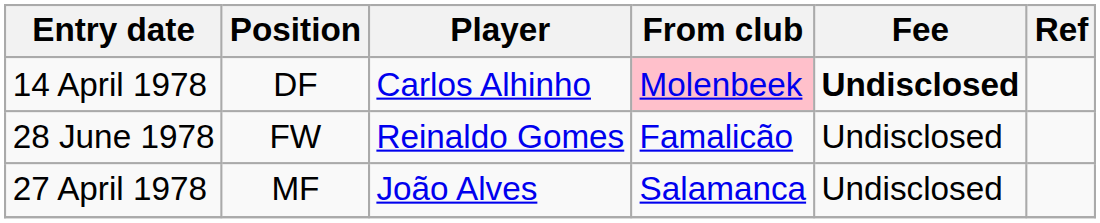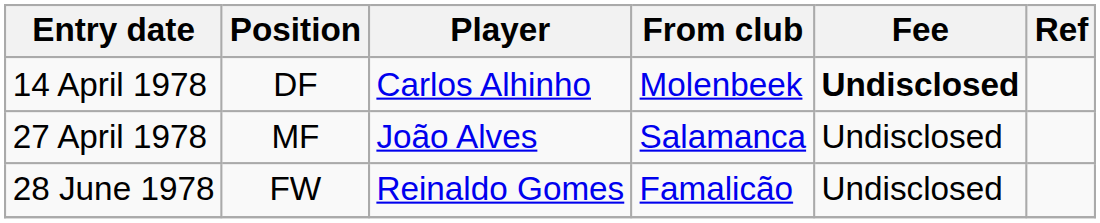(721, 83) pink background -> (721, 83) no background
rows swapped: (110, 189) <-> (114, 136)
